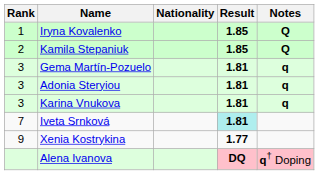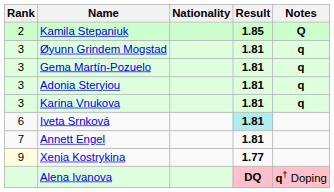- row: (81, 31)
+ row: (103, 49)
(21, 121) 7 -> (21, 121) 6
+ row: (73, 139)
(21, 139) no background -> (21, 157) lightyellow background
